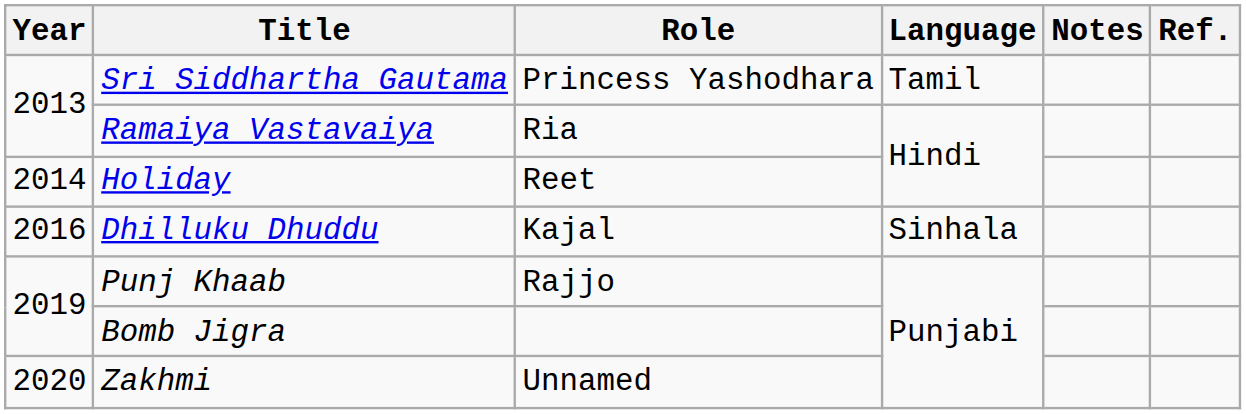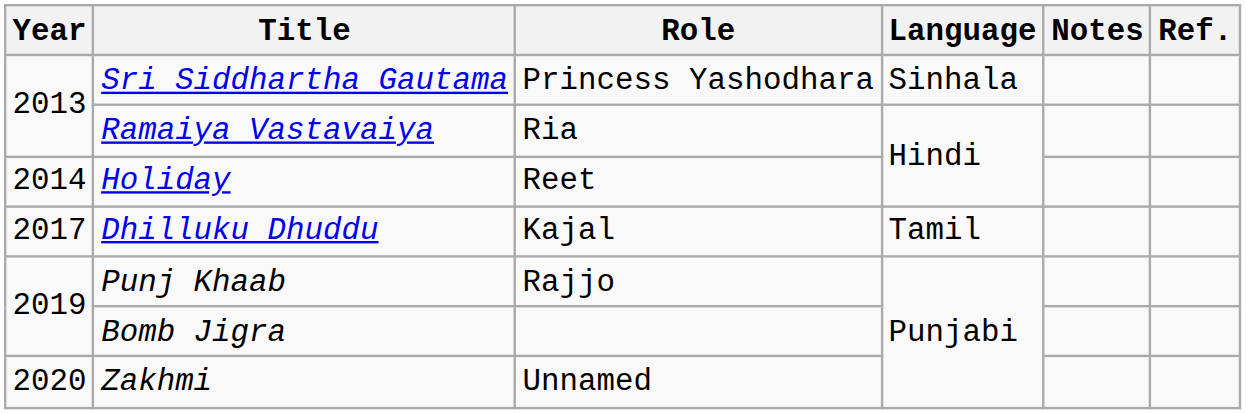(935, 81) Tamil -> (953, 81) Sinhala
(50, 231) 2016 -> (50, 231) 2017
(953, 231) Sinhala -> (935, 231) Tamil
